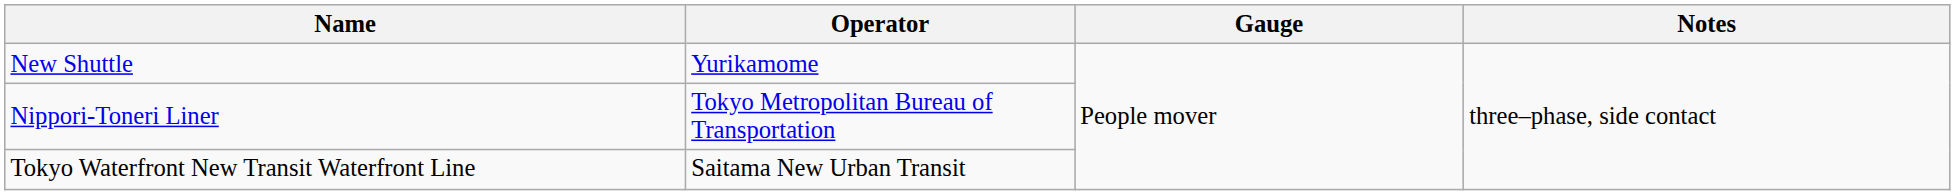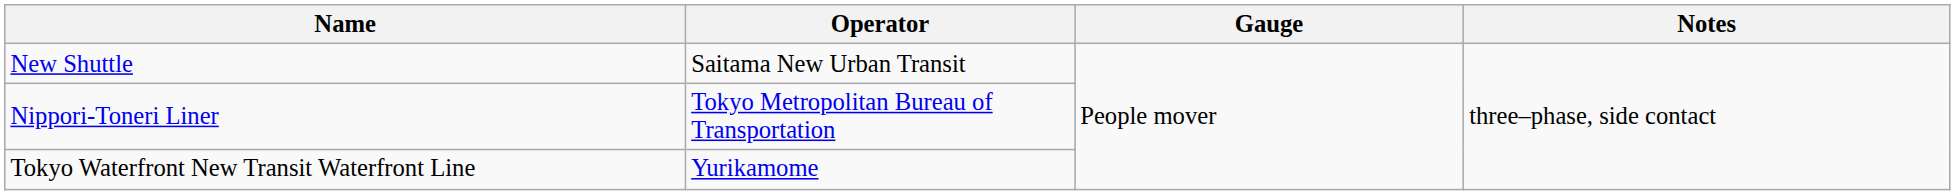(755, 63) Yurikamome -> (828, 63) Saitama New Urban Transit
(828, 168) Saitama New Urban Transit -> (755, 168) Yurikamome
